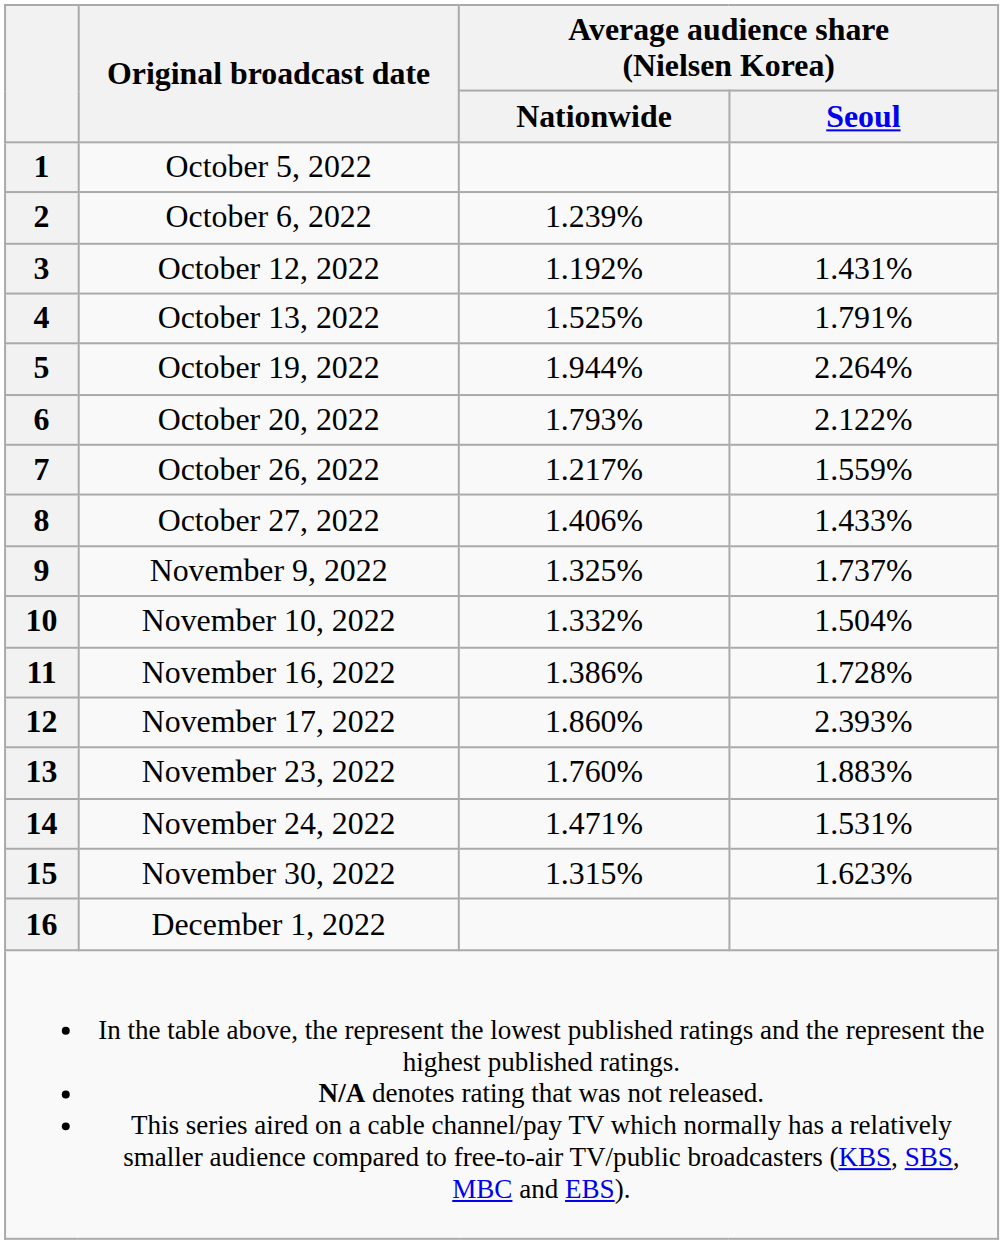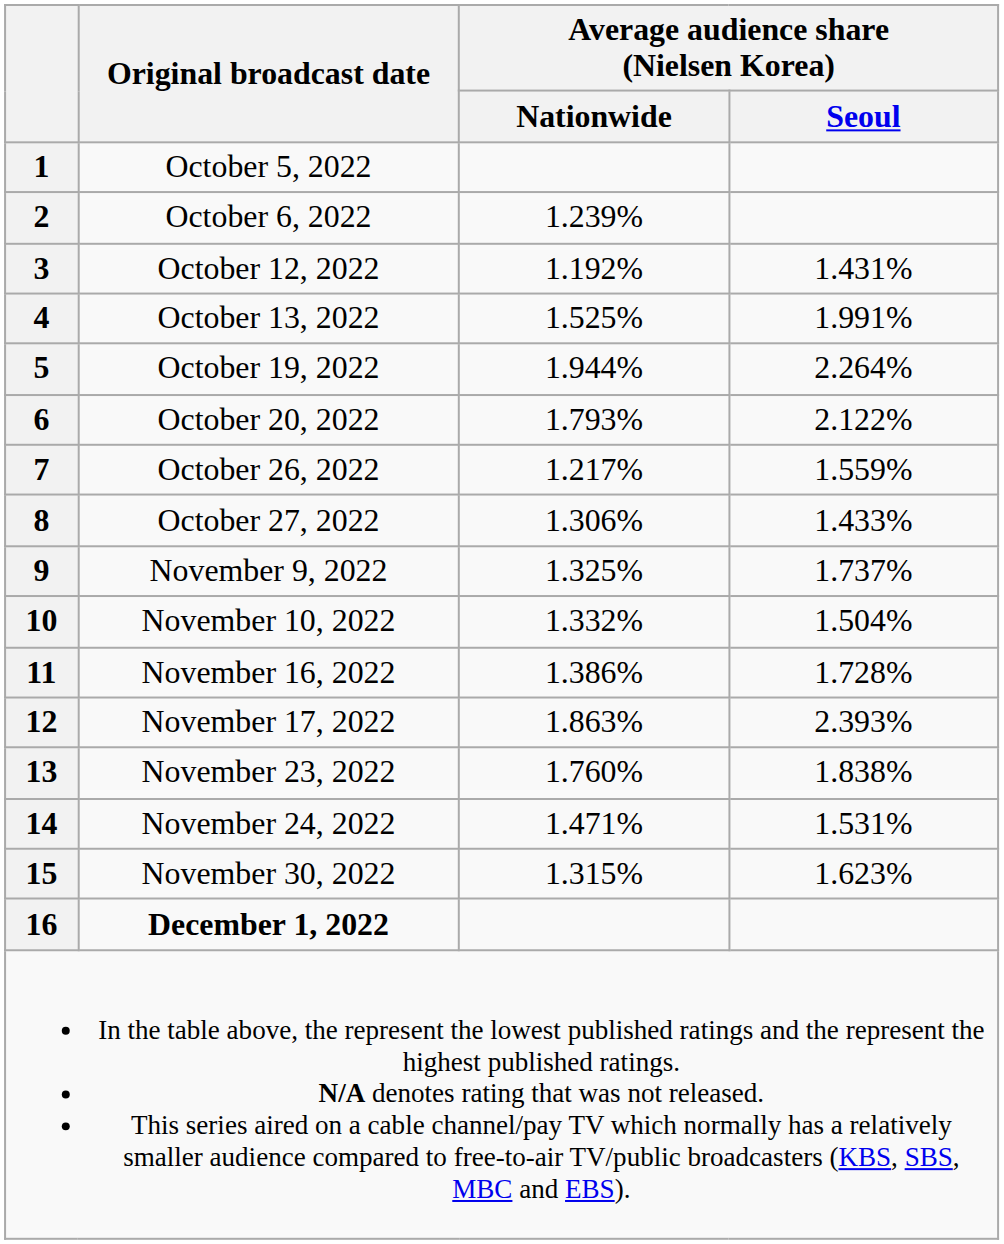(863, 318) 1.791% -> (863, 318) 1.991%
(594, 520) 1.406% -> (594, 520) 1.306%
(594, 722) 1.860% -> (594, 722) 1.863%
(863, 772) 1.883% -> (863, 772) 1.838%
(269, 924) normal -> (269, 924) bold
